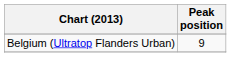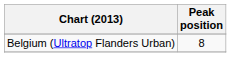(202, 43) 9 -> (202, 43) 8
